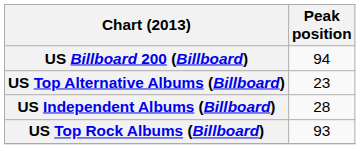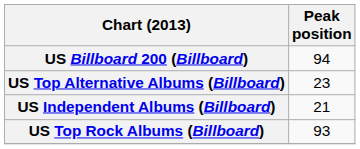(322, 107) 28 -> (322, 107) 21
